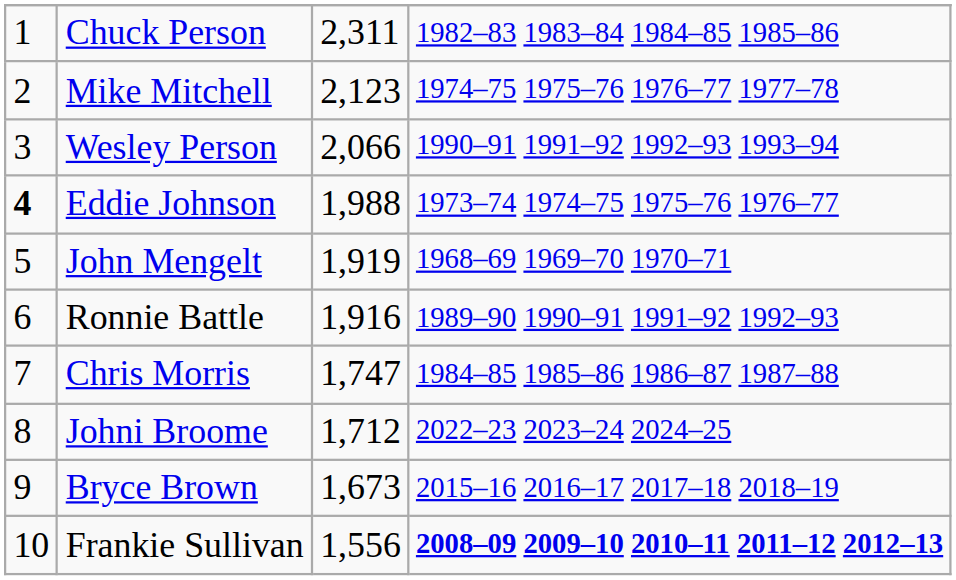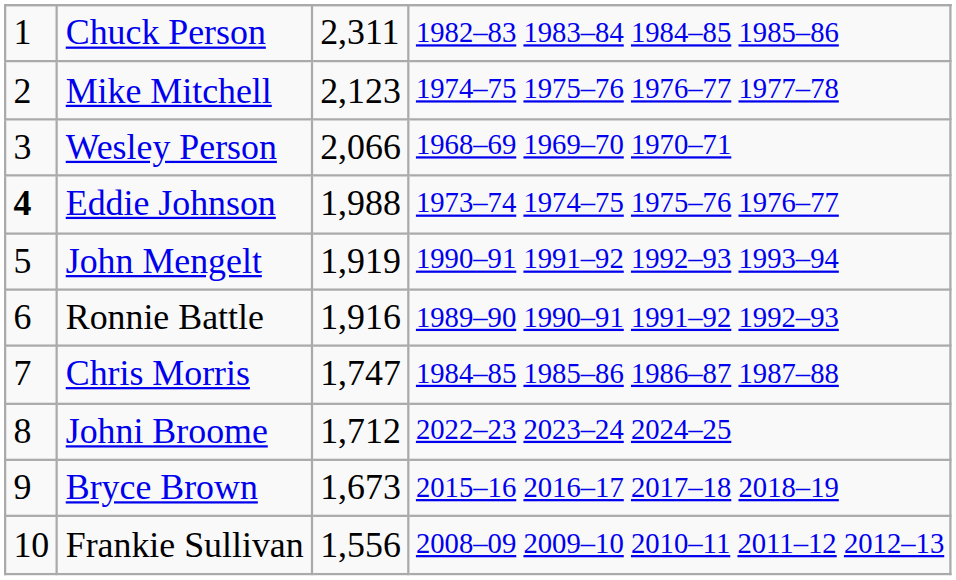(627, 146) 1990–91 1991–92 1992–93 1993–94 -> (574, 146) 1968–69 1969–70 1970–71
(574, 260) 1968–69 1969–70 1970–71 -> (627, 260) 1990–91 1991–92 1992–93 1993–94
(680, 544) bold -> (680, 544) normal
